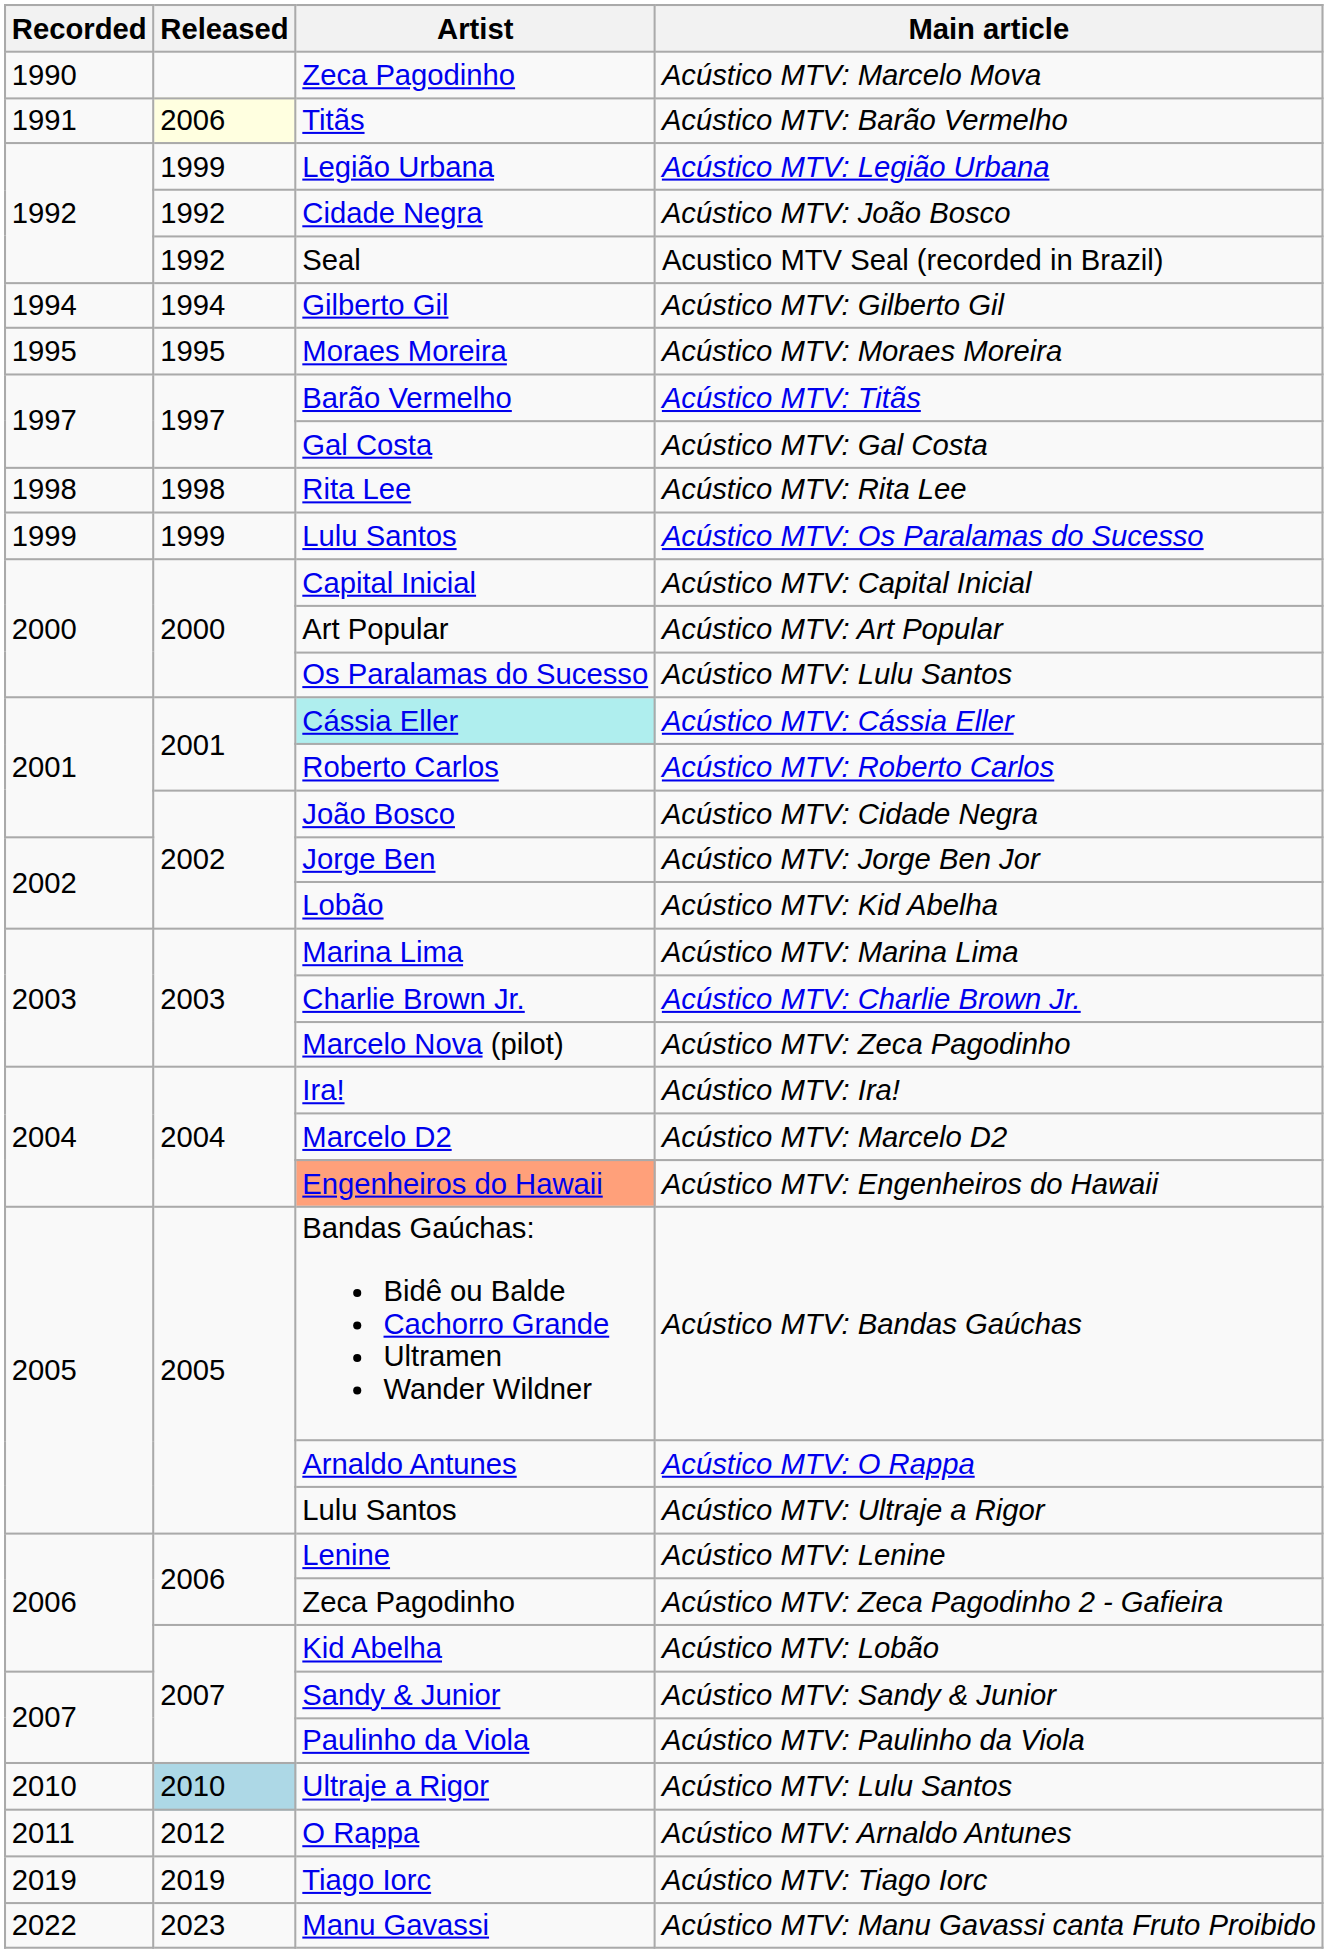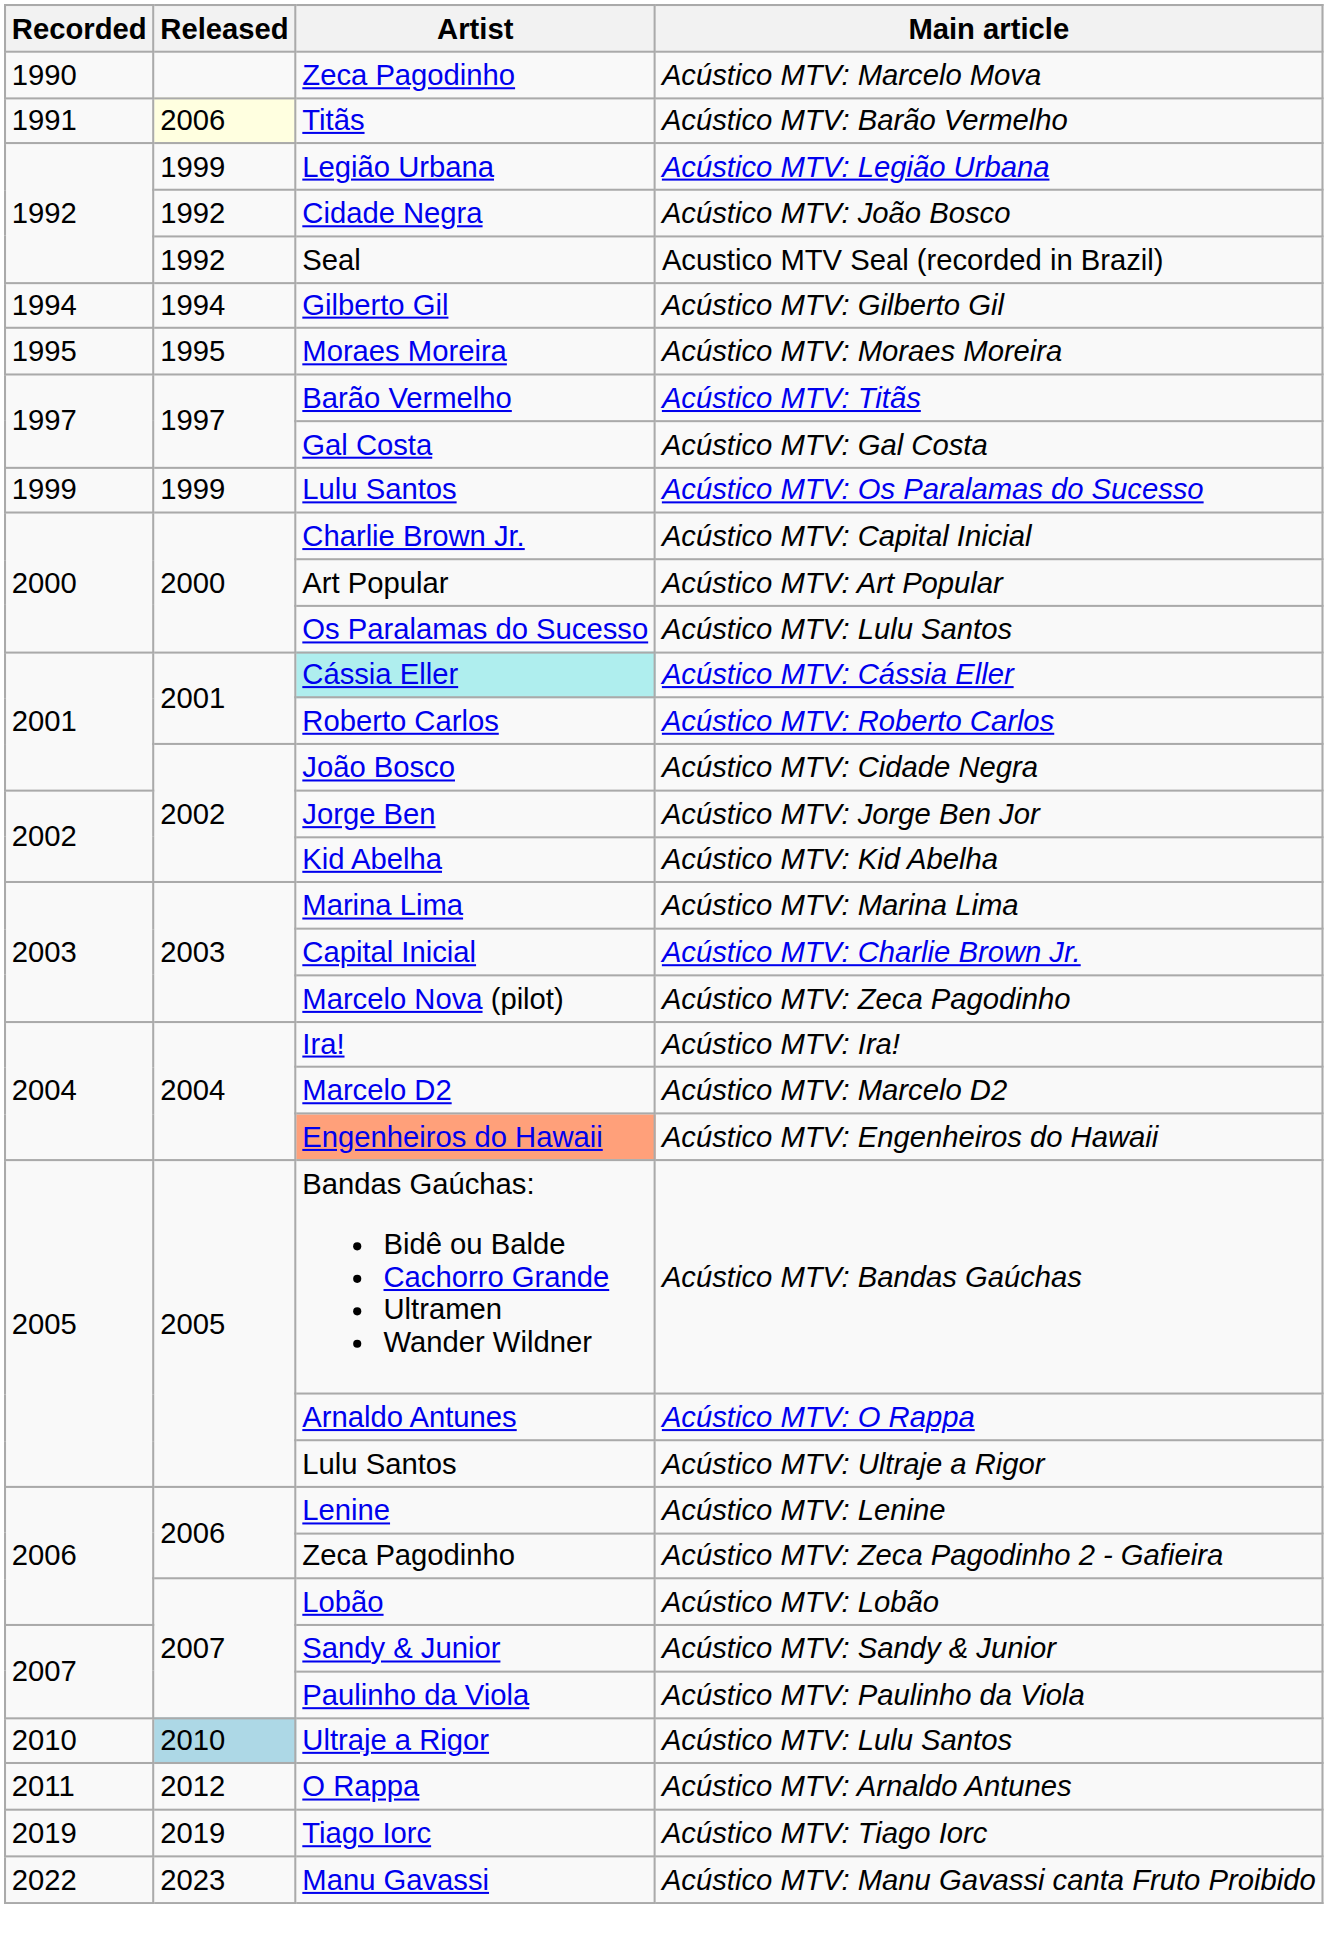- row: (44, 490)
(389, 583) Capital Inicial -> (414, 537) Charlie Brown Jr.
(343, 906) Lobão -> (372, 860) Kid Abelha
(414, 998) Charlie Brown Jr. -> (389, 952) Capital Inicial
(372, 1649) Kid Abelha -> (343, 1602) Lobão
